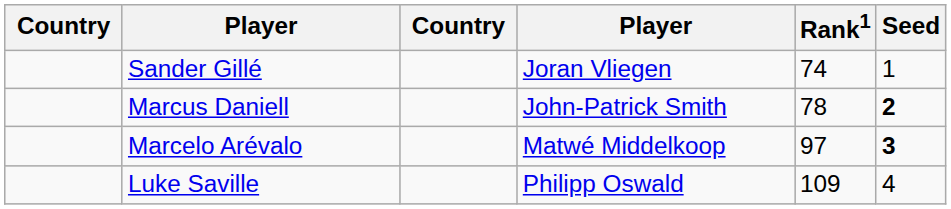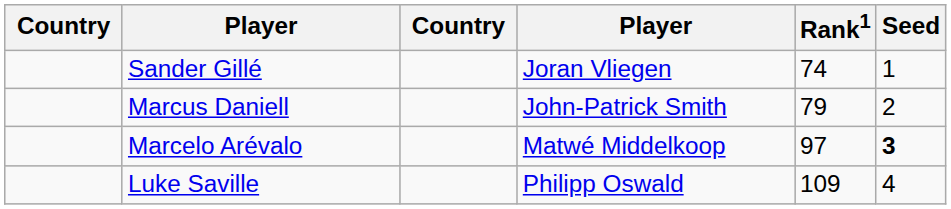(814, 107) 78 -> (814, 107) 79
(889, 107) bold -> (889, 107) normal
